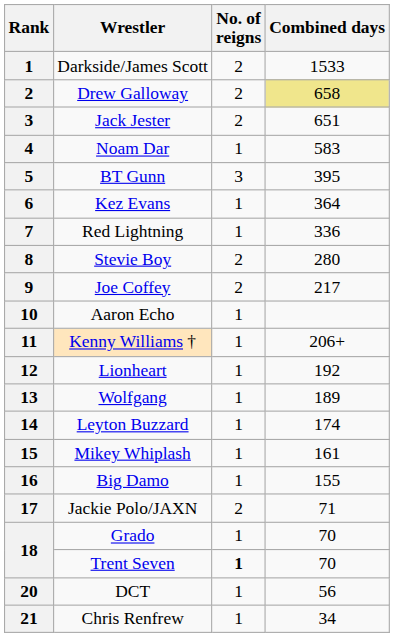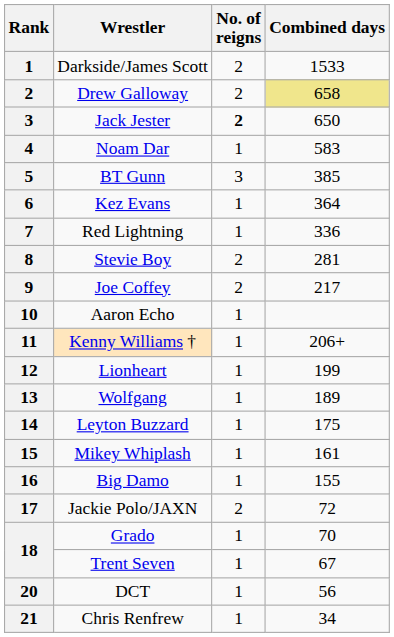(239, 120) normal -> (239, 120) bold
(327, 120) 651 -> (327, 120) 650
(327, 176) 395 -> (327, 176) 385
(327, 259) 280 -> (327, 259) 281
(327, 369) 192 -> (327, 369) 199
(327, 425) 174 -> (327, 425) 175
(327, 508) 71 -> (327, 508) 72
(239, 563) bold -> (239, 563) normal
(327, 563) 70 -> (327, 563) 67
